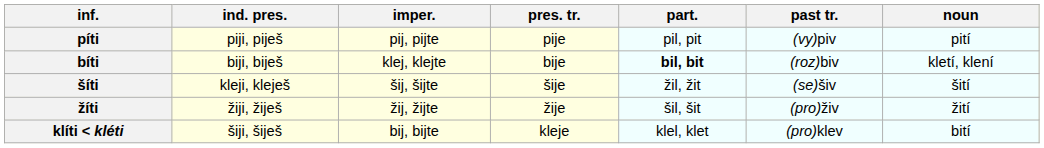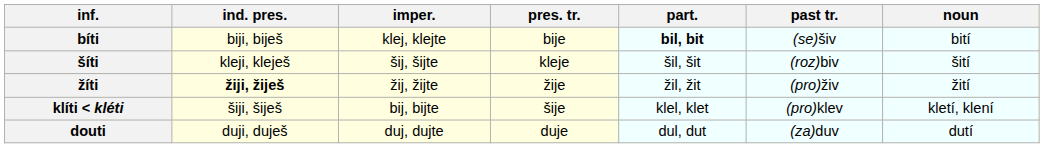- row: (88, 39)
(815, 62) (roz)biv -> (815, 39) (se)šiv
(961, 62) kletí, klení -> (961, 39) bití
(554, 85) šije -> (554, 62) kleje
(682, 85) žil, žit -> (682, 62) šil, šit
(815, 85) (se)šiv -> (815, 62) (roz)biv
(255, 108) normal -> (255, 85) bold
(682, 108) šil, šit -> (682, 85) žil, žit
(554, 131) kleje -> (554, 108) šije
(961, 131) bití -> (961, 108) kletí, klení
+ row: (88, 131)
